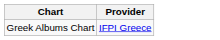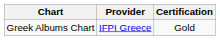+ column: (185, 12)
